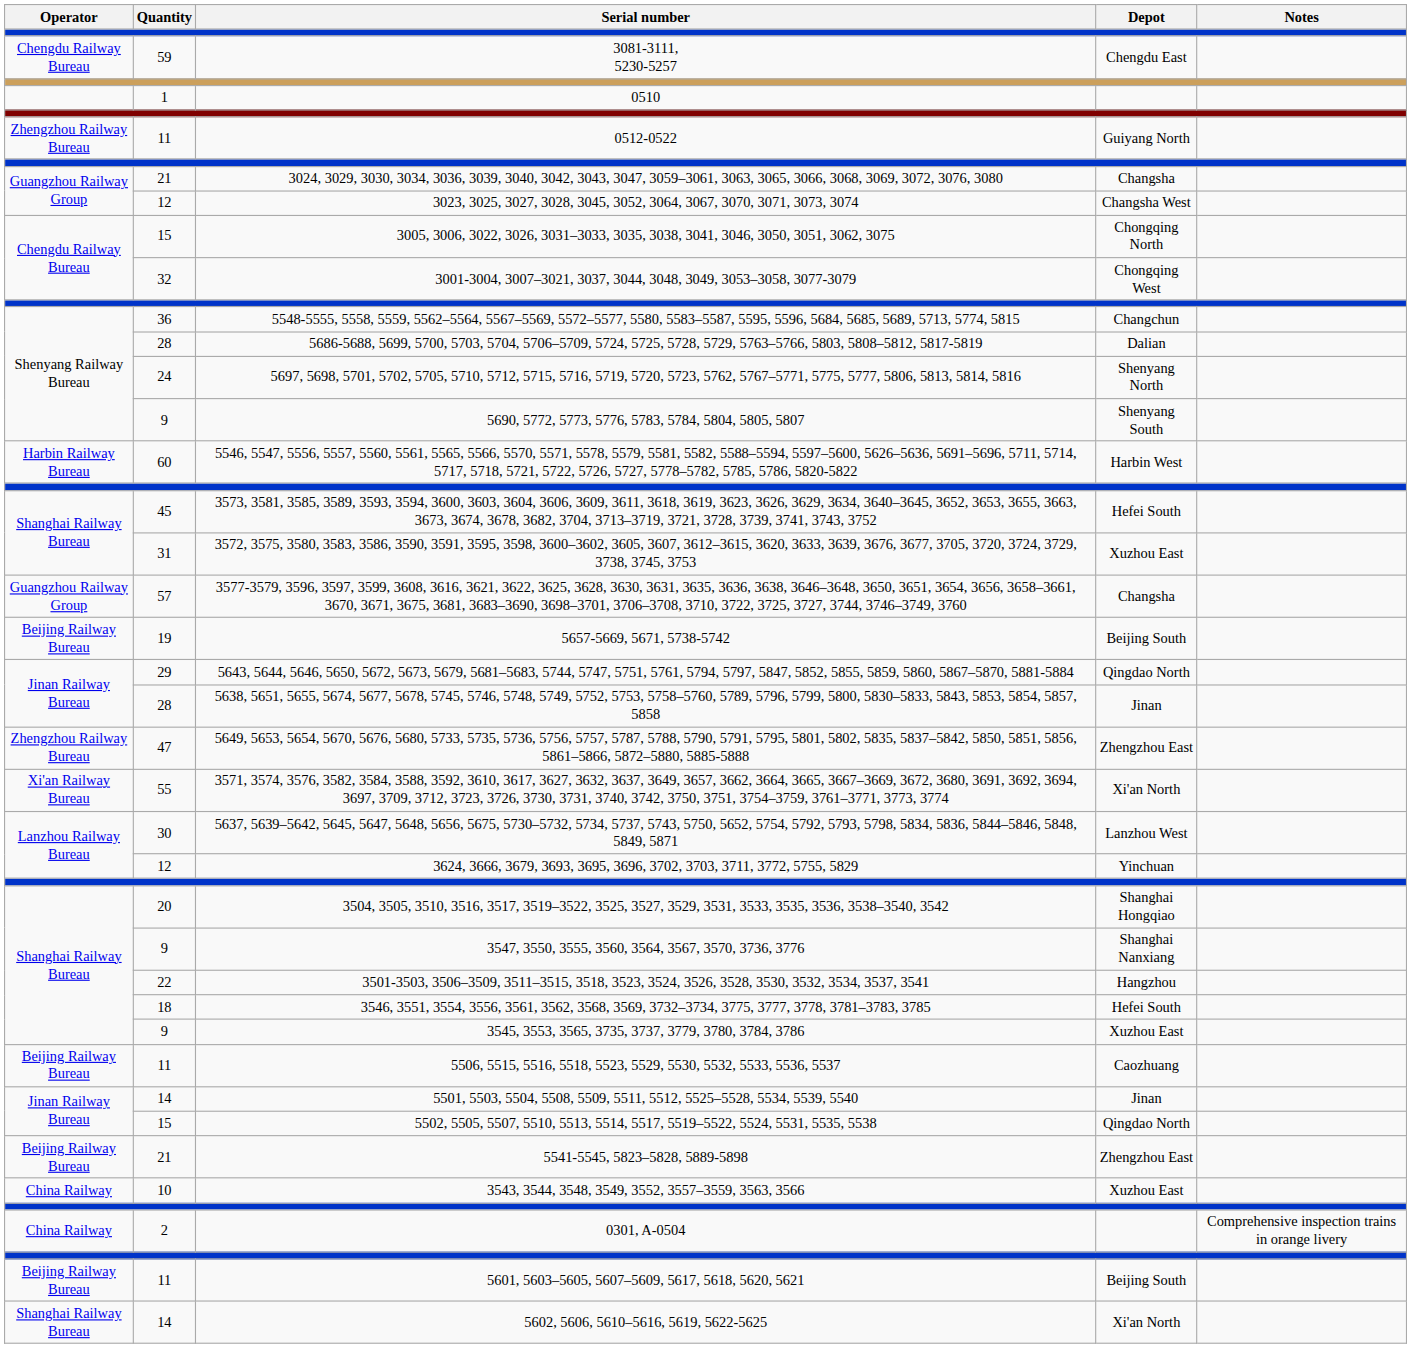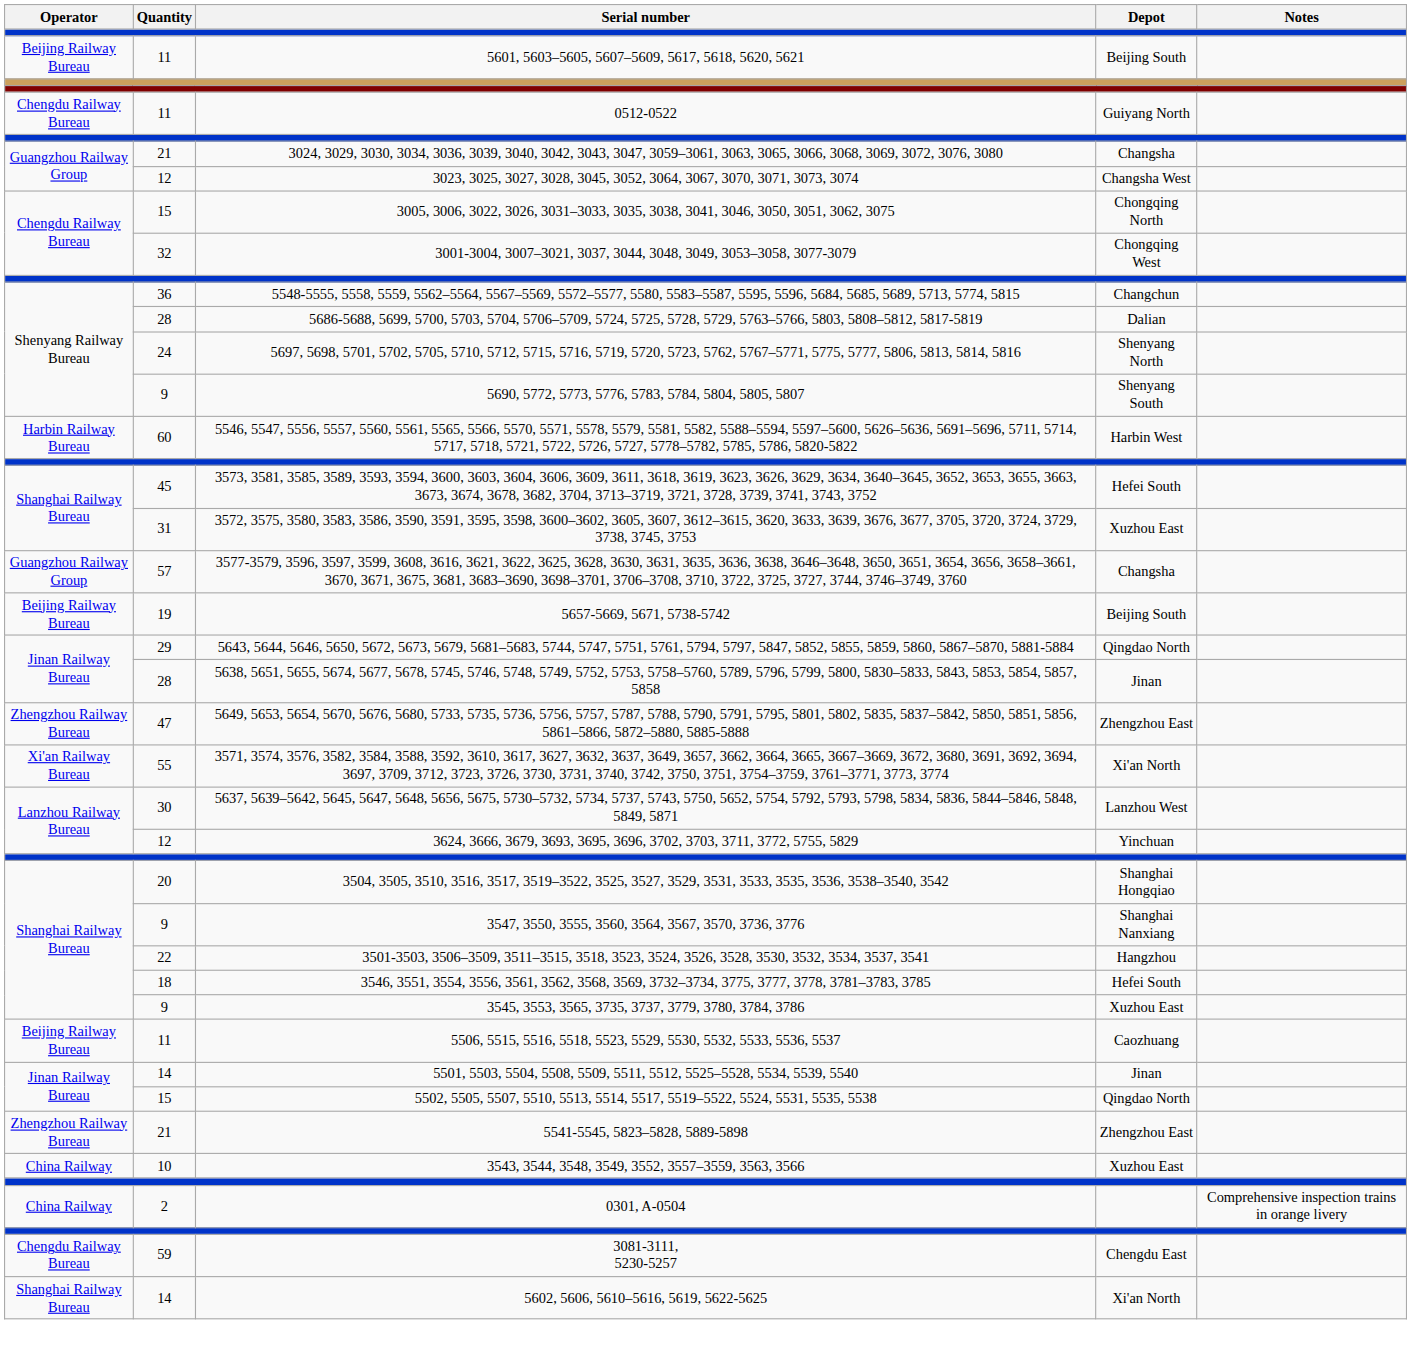rows swapped: (164, 57) <-> (164, 1280)
- row: (164, 97)
(69, 137) Zhengzhou Railway Bureau -> (69, 113) Chengdu Railway Bureau
(69, 1156) Beijing Railway Bureau -> (69, 1132) Zhengzhou Railway Bureau
